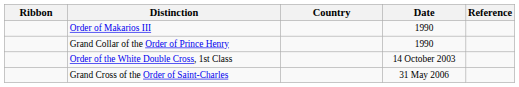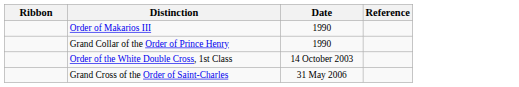- column: (332, 12)
